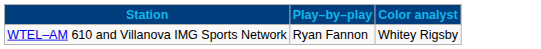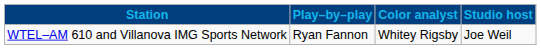+ column: (498, 15)
